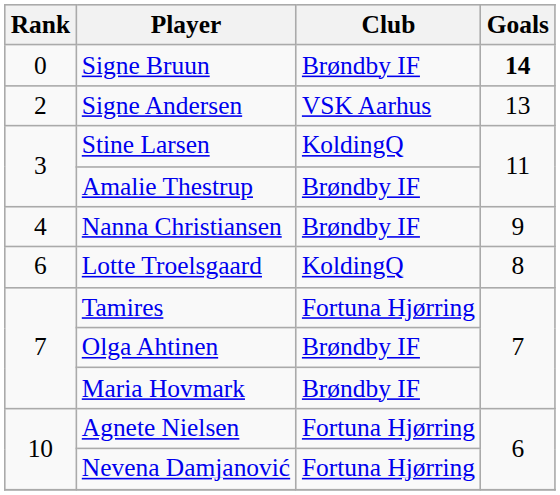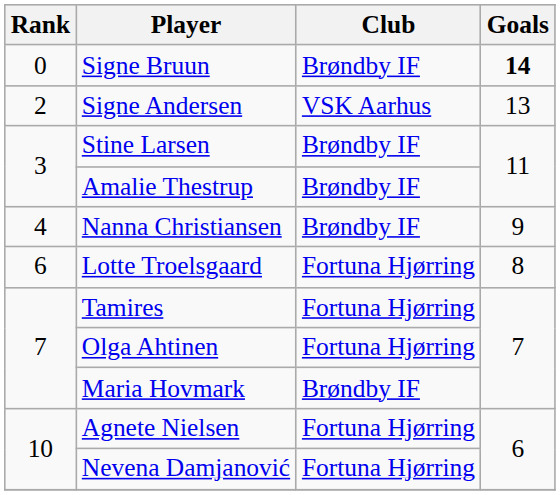(353, 145) KoldingQ -> (361, 145) Brøndby IF
(353, 266) KoldingQ -> (388, 266) Fortuna Hjørring
(361, 347) Brøndby IF -> (388, 347) Fortuna Hjørring
